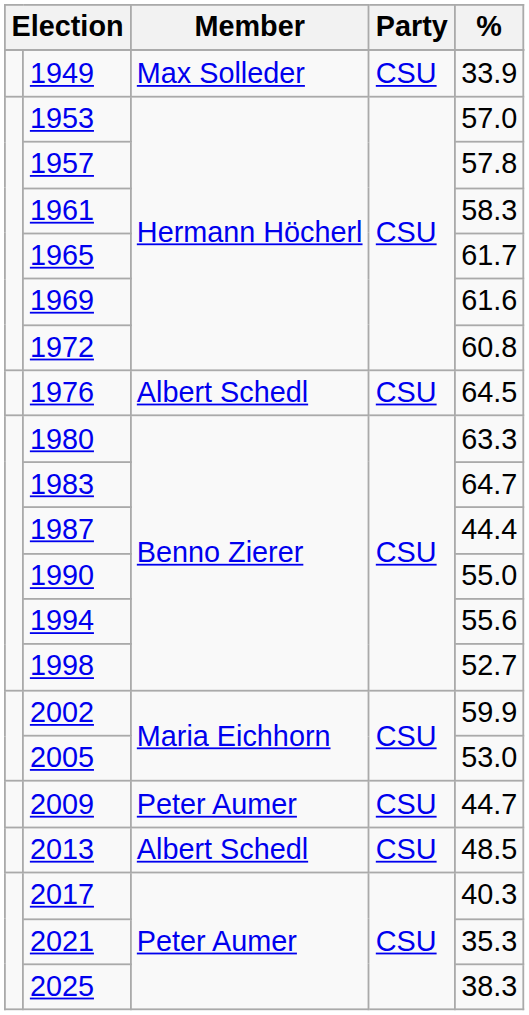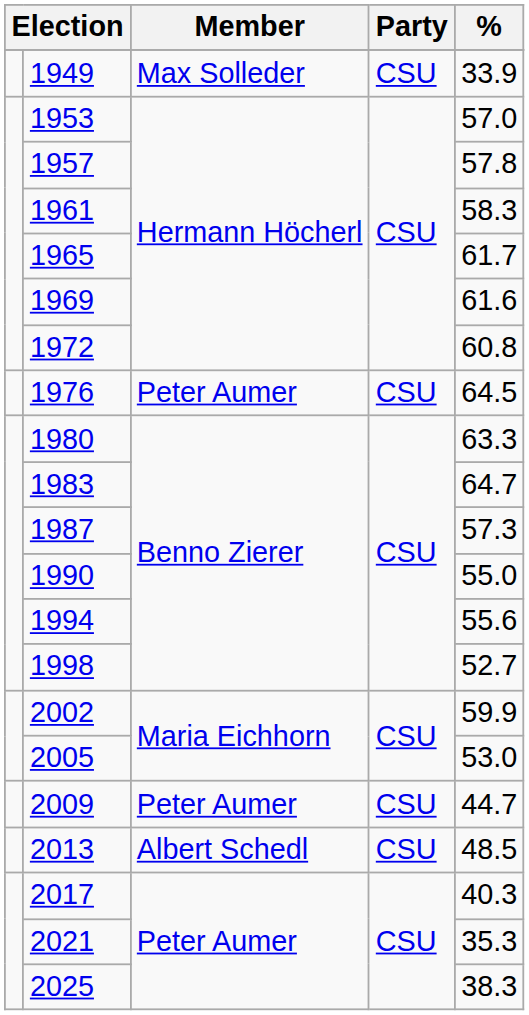(222, 392) Albert Schedl -> (217, 392) Peter Aumer
(489, 529) 44.4 -> (489, 529) 57.3
